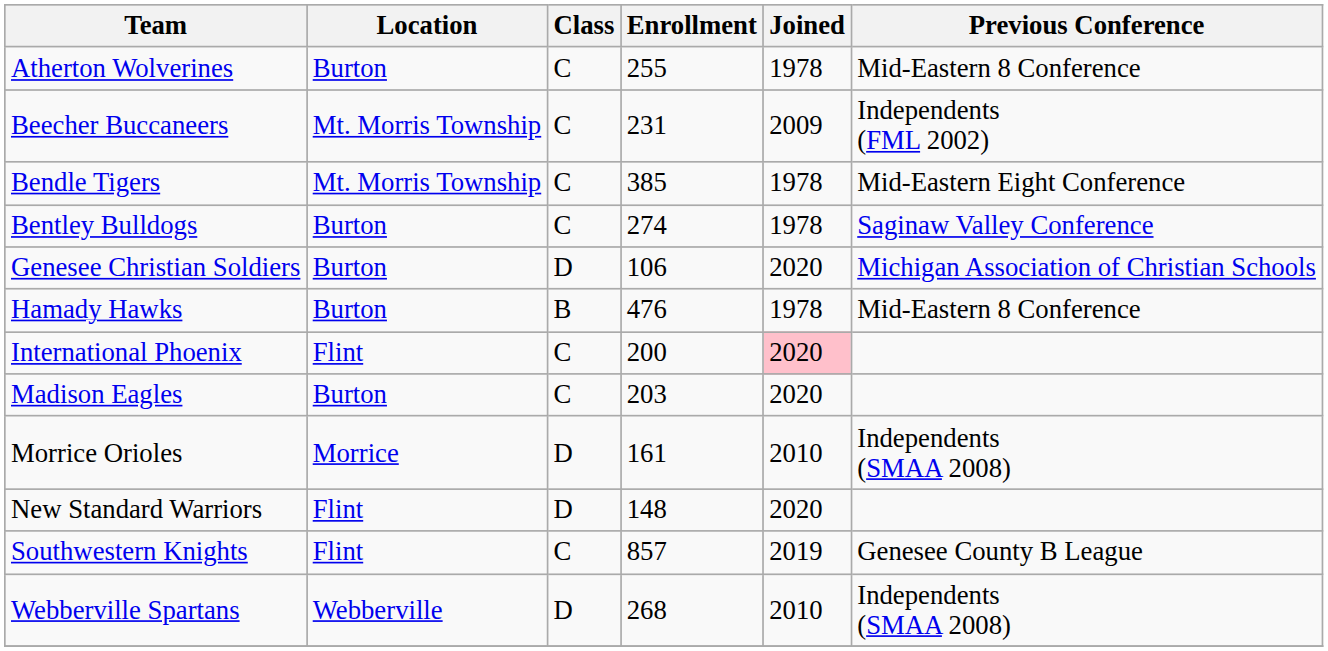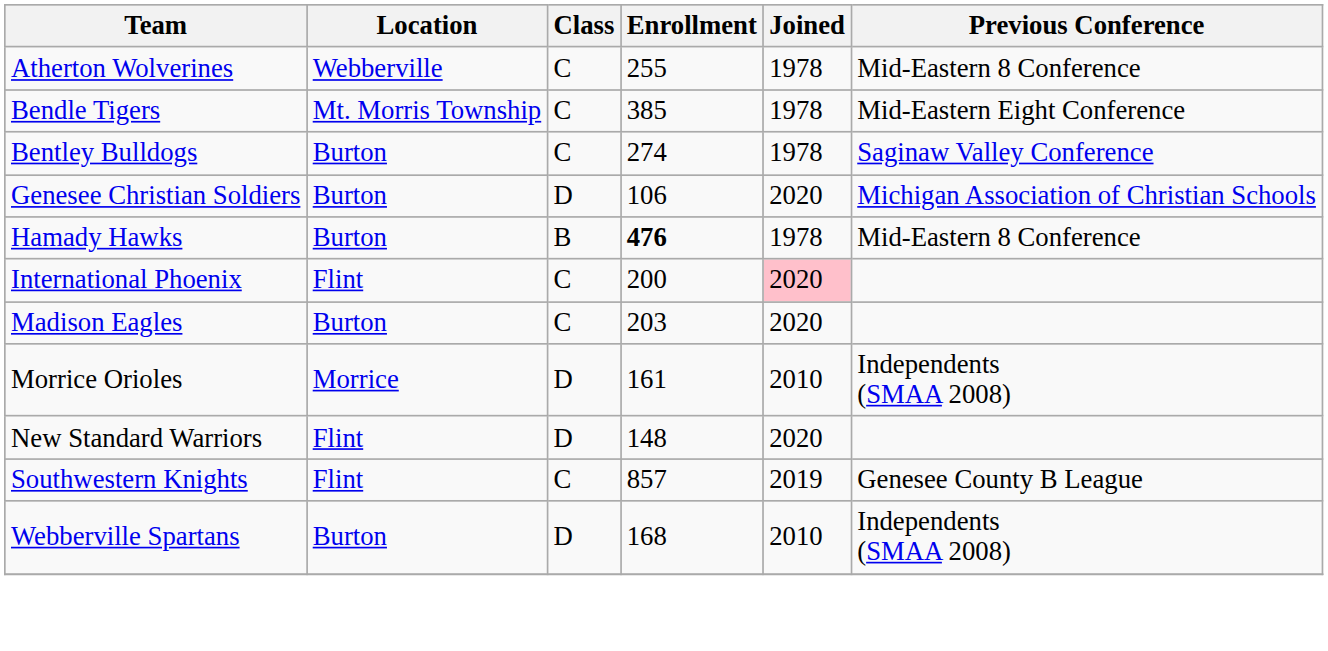(350, 68) Burton -> (378, 68) Webberville
- row: (120, 125)
(647, 310) normal -> (647, 237) bold
(378, 609) Webberville -> (350, 536) Burton
(647, 609) 268 -> (647, 536) 168
